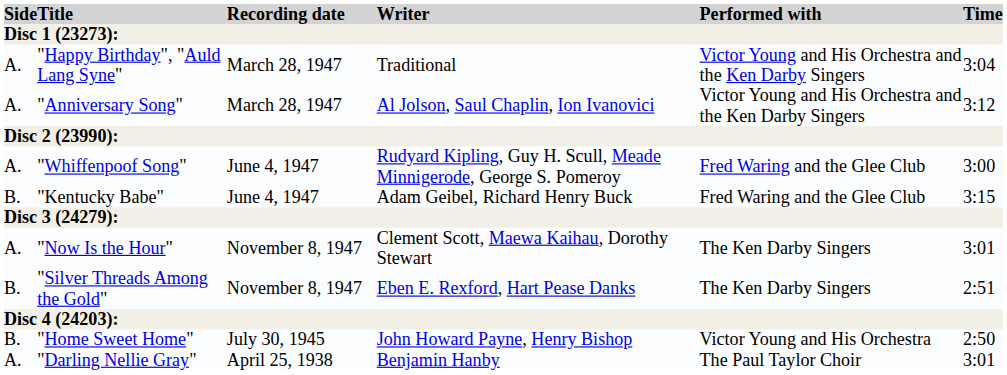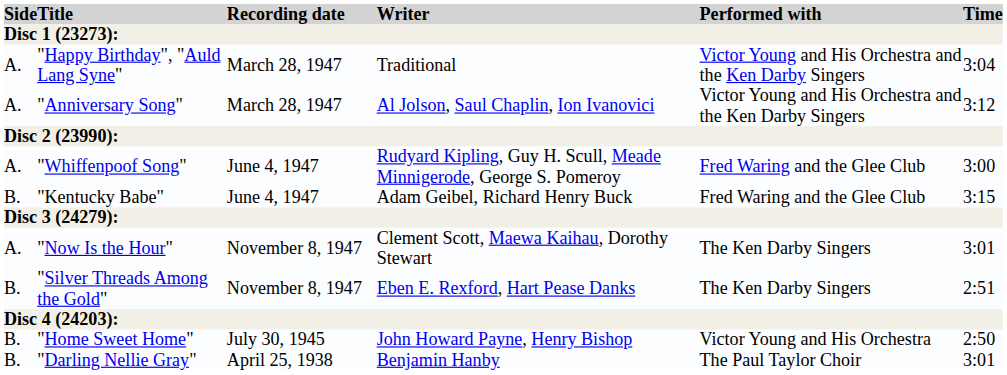(13, 359) A. -> (12, 359) B.
